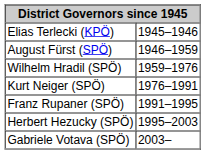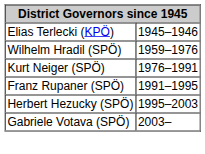- row: (60, 49)
